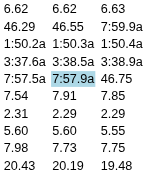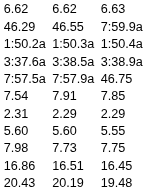(73, 79) lightblue background -> (73, 79) no background
+ row: (20, 166)
